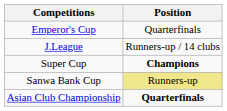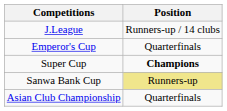rows swapped: (64, 47) <-> (64, 30)
(173, 98) bold -> (173, 98) normal
